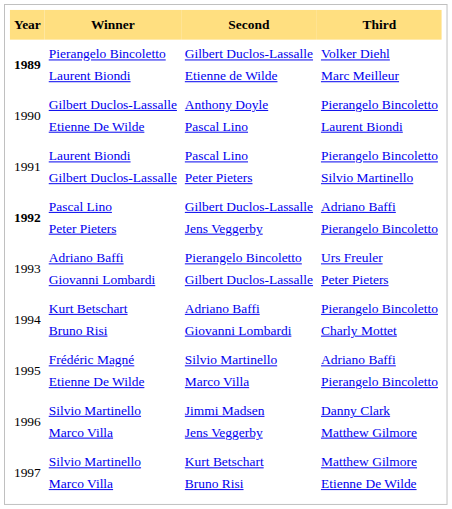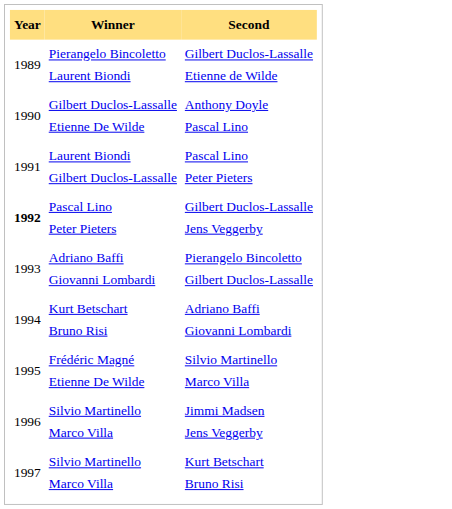- column: (379, 24)
(27, 65) bold -> (27, 65) normal
